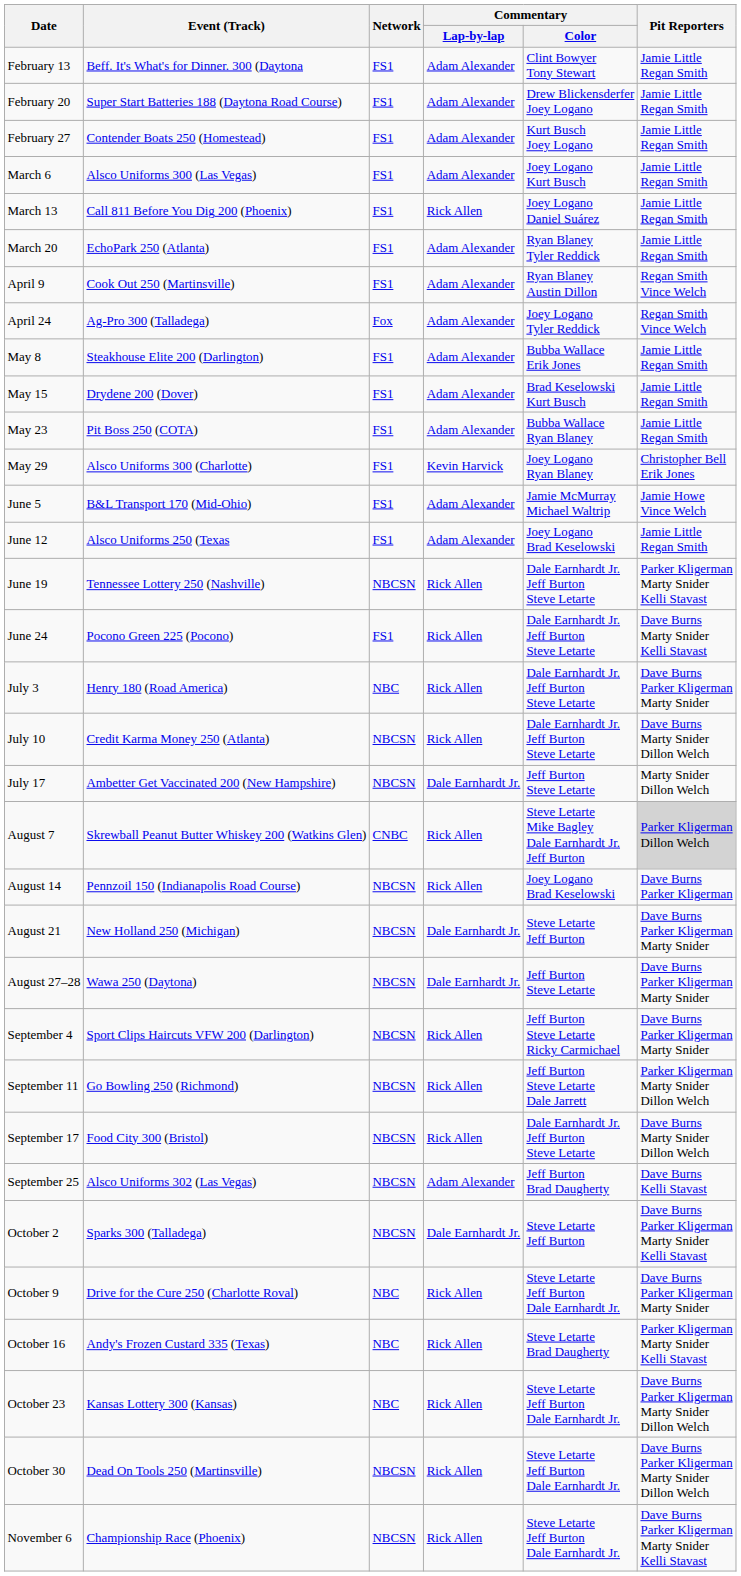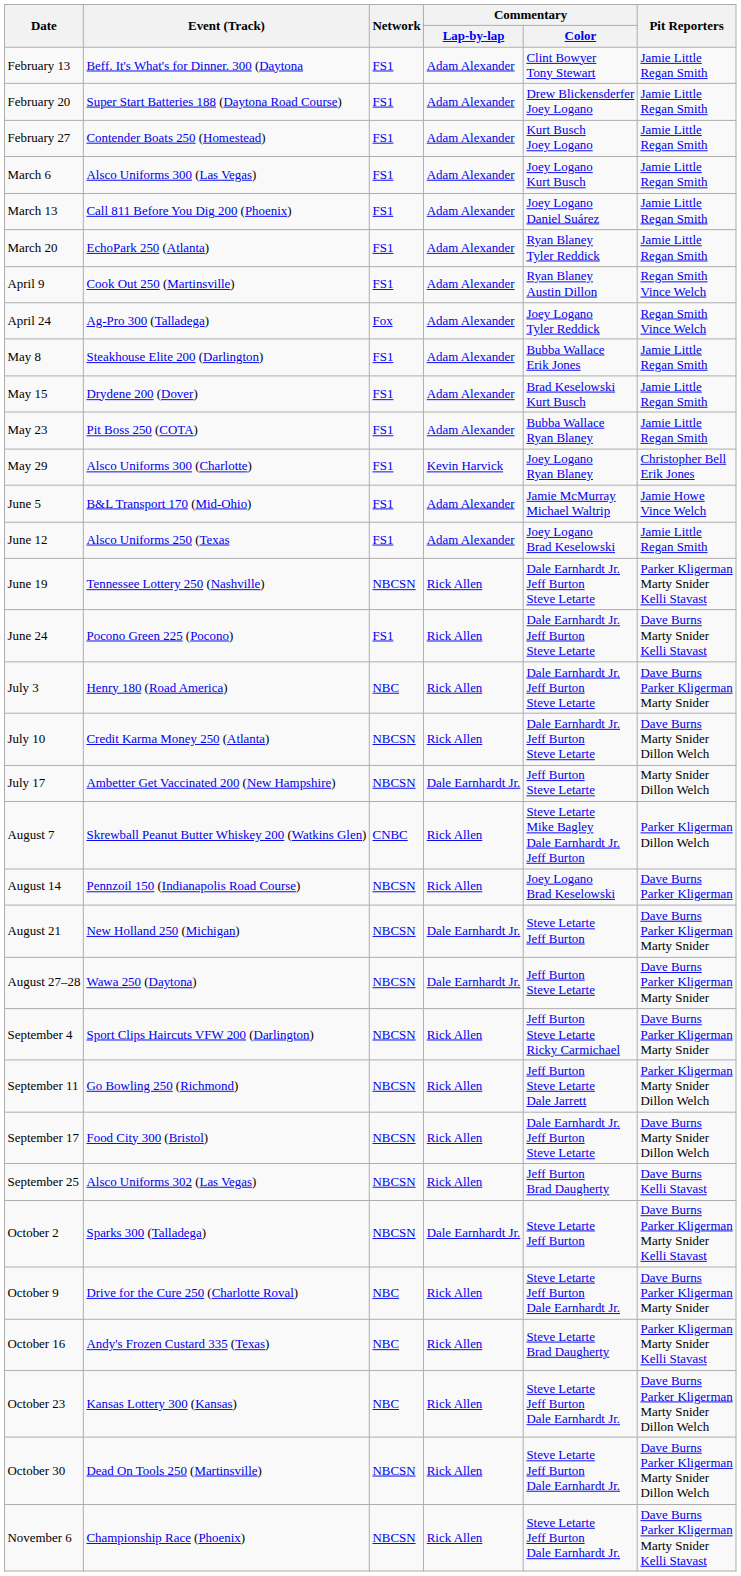(455, 211) Rick Allen -> (471, 211) Adam Alexander
(687, 834) lightgrey background -> (687, 834) no background
(471, 1181) Adam Alexander -> (455, 1181) Rick Allen
